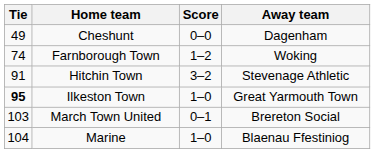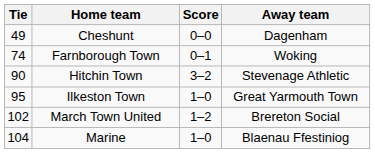(201, 55) 1–2 -> (201, 55) 0–1
(18, 76) 91 -> (18, 76) 90
(18, 96) bold -> (18, 96) normal
(18, 117) 103 -> (18, 117) 102
(201, 117) 0–1 -> (201, 117) 1–2
